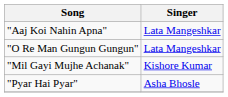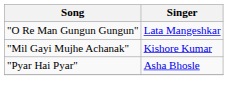- row: (57, 30)
